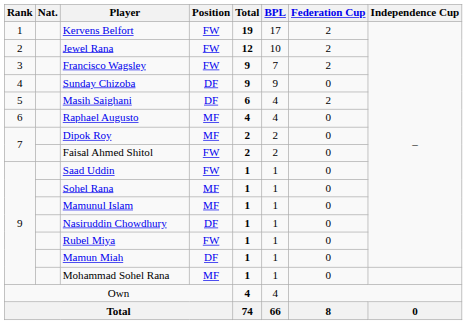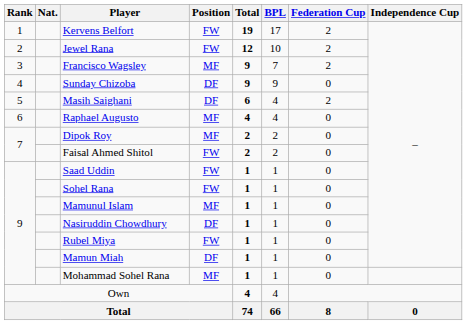(211, 65) FW -> (211, 65) MF
(211, 188) MF -> (211, 188) FW
